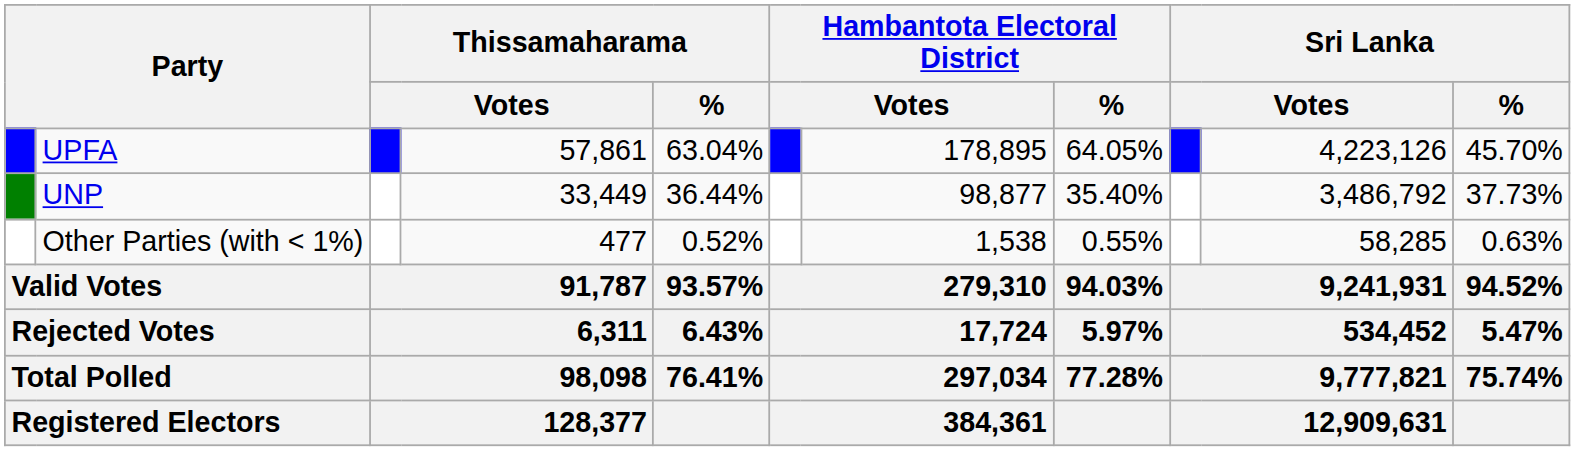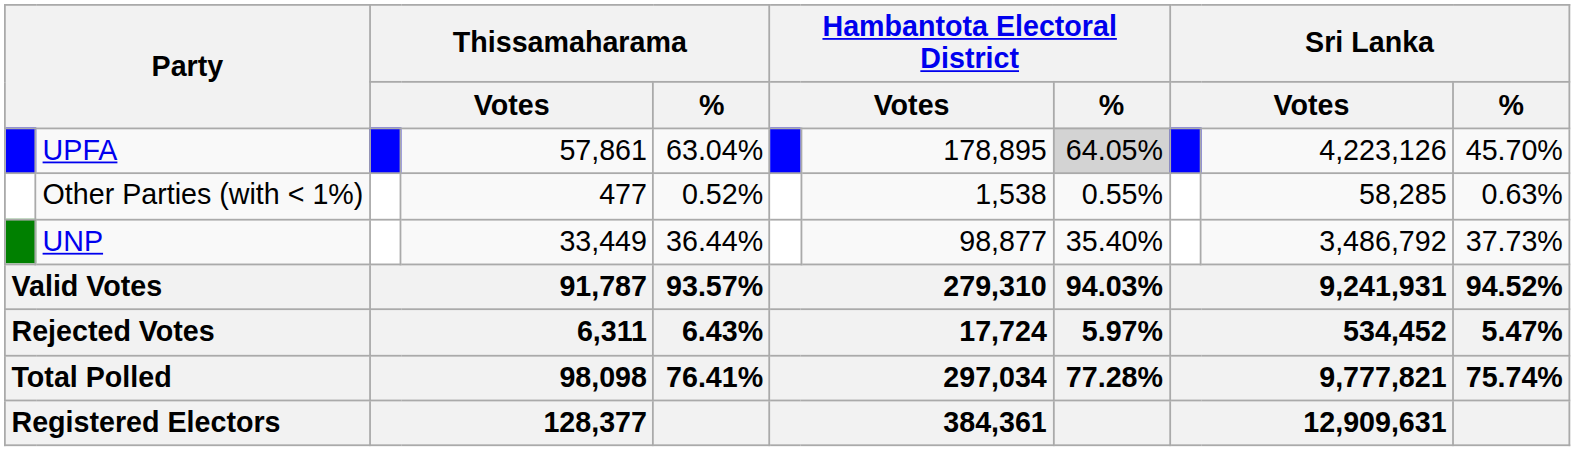(1114, 150) no background -> (1114, 150) lightgrey background
rows swapped: (73, 195) <-> (203, 241)
